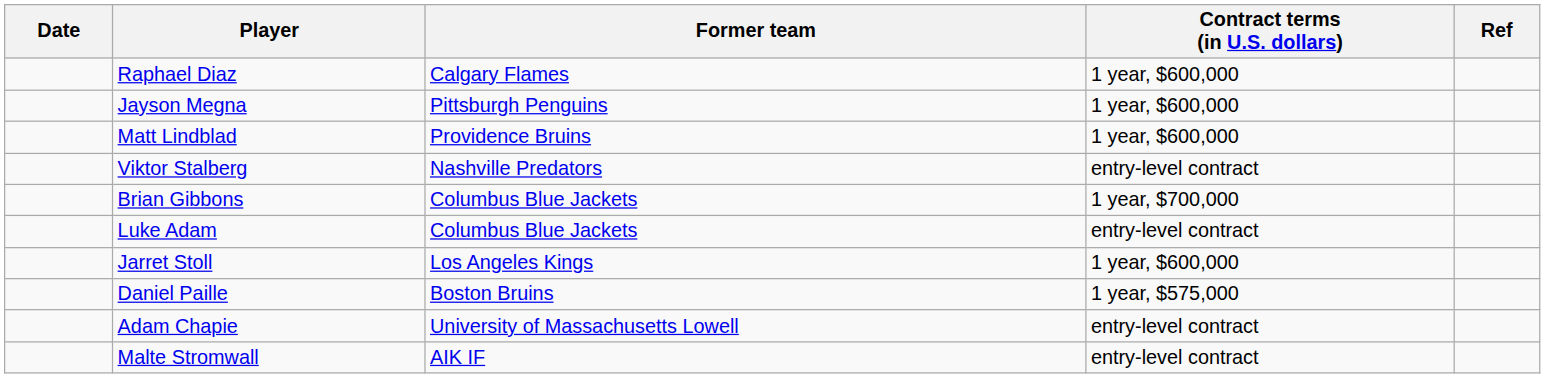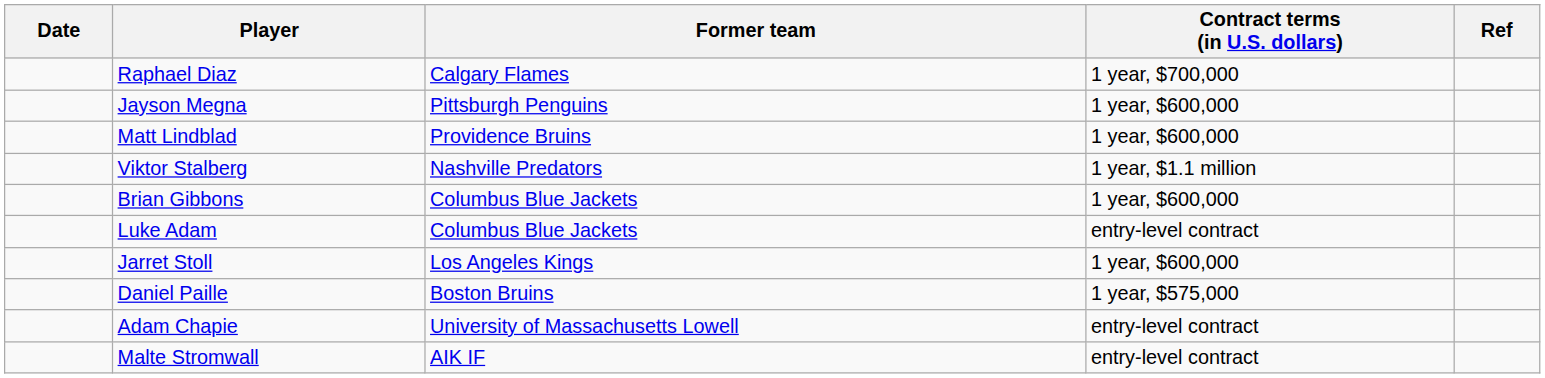(1165, 74) 1 year, $600,000 -> (1165, 74) 1 year, $700,000
(1175, 168) entry-level contract -> (1174, 168) 1 year, $1.1 million
(1165, 199) 1 year, $700,000 -> (1165, 199) 1 year, $600,000
